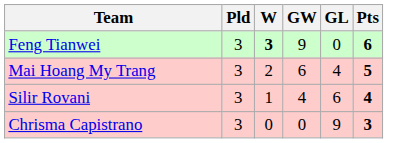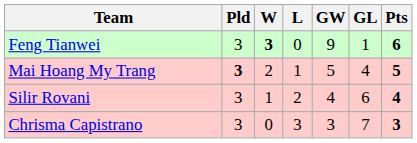+ column: (297, 17)
(337, 44) 0 -> (365, 44) 1
(238, 71) normal -> (238, 71) bold
(302, 71) 6 -> (331, 71) 5
(302, 124) 0 -> (331, 124) 3
(337, 124) 9 -> (365, 124) 7
